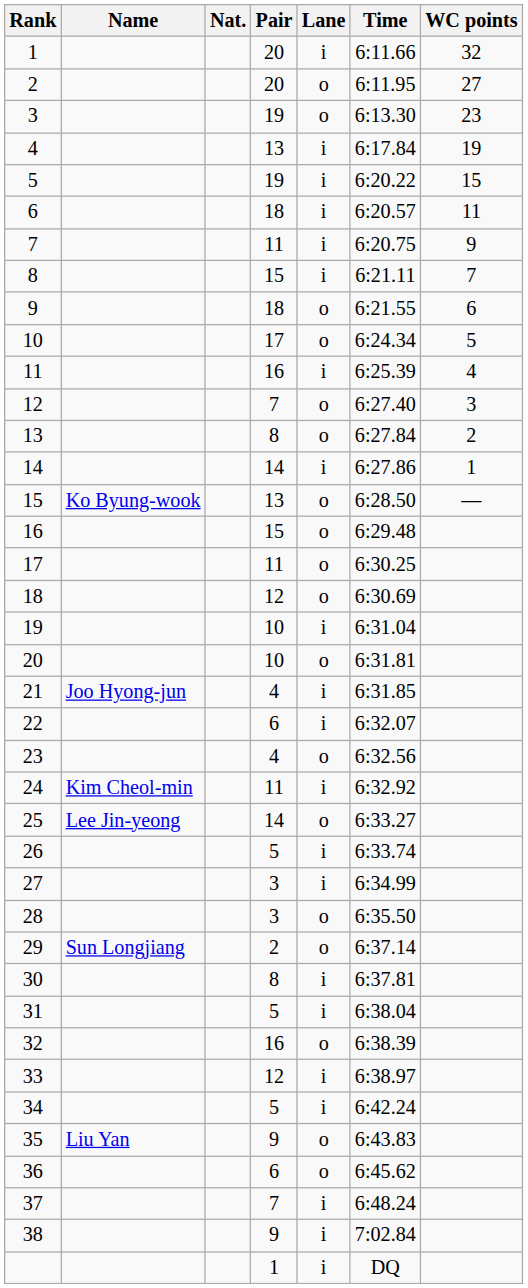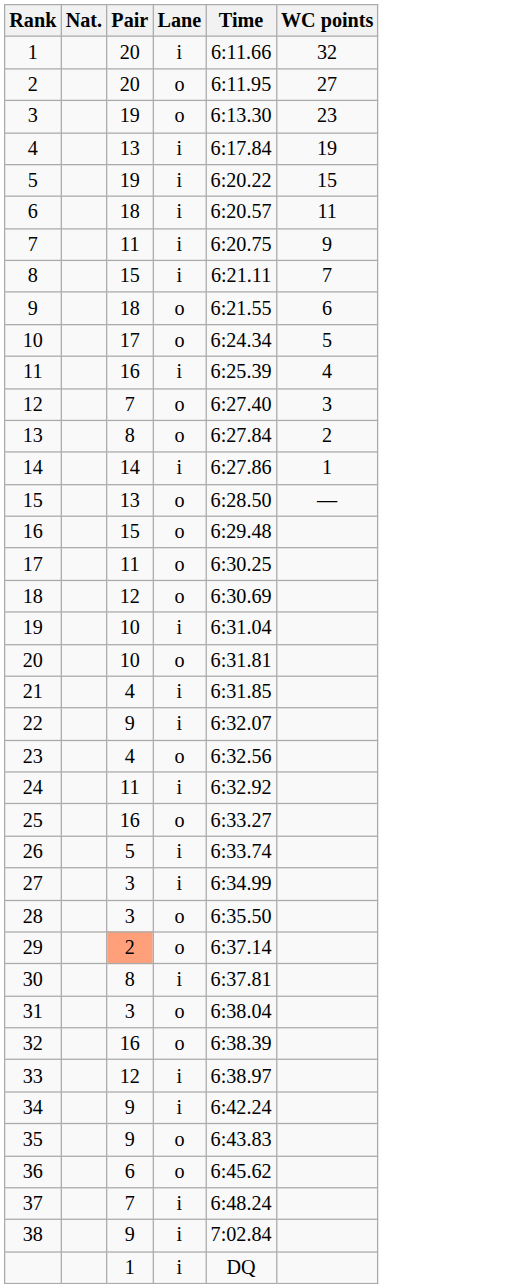- column: (133, 20)
(274, 723) 6 -> (130, 723) 9
(274, 819) 14 -> (130, 819) 16
(274, 947) no background -> (130, 947) lightsalmon background
(274, 1011) 5 -> (130, 1011) 3
(324, 1011) i -> (179, 1011) o
(274, 1107) 5 -> (130, 1107) 9
